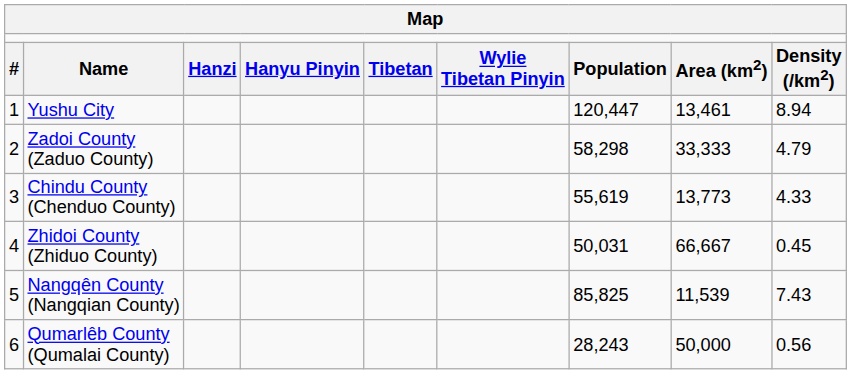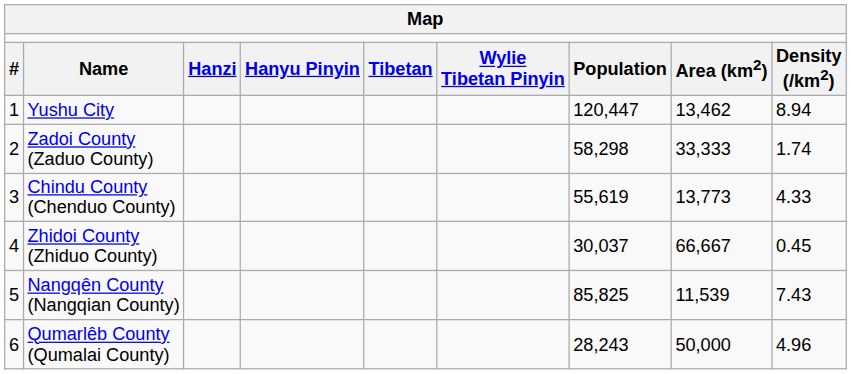(703, 110) 13,461 -> (703, 110) 13,462
(794, 149) 4.79 -> (794, 149) 1.74
(601, 247) 50,031 -> (601, 247) 30,037
(794, 344) 0.56 -> (794, 344) 4.96
